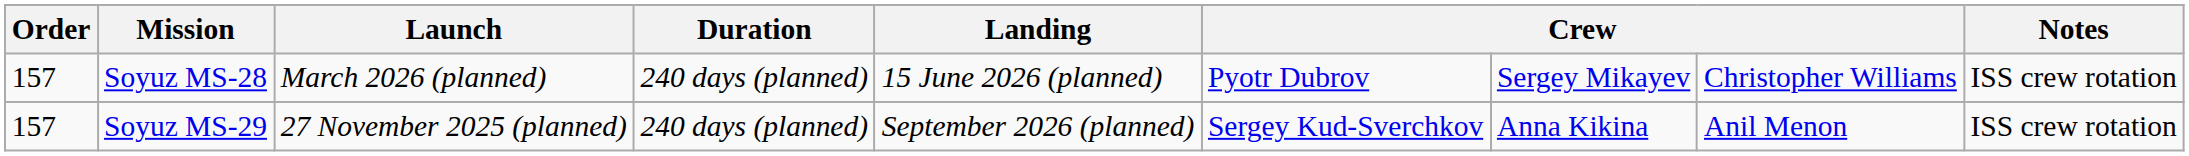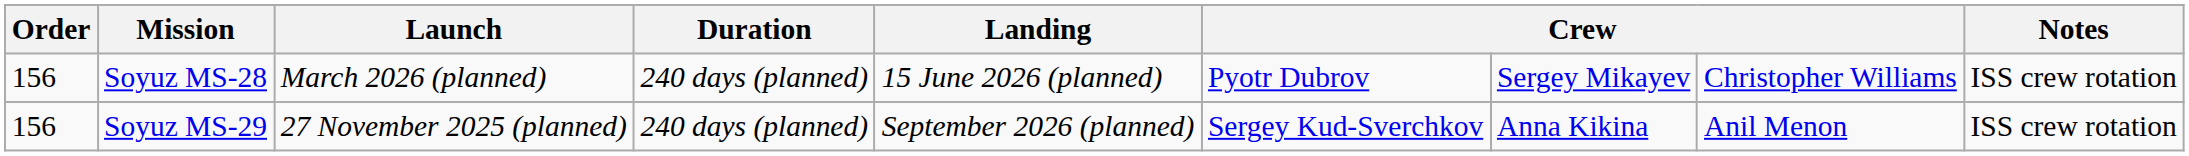(34, 77) 157 -> (34, 77) 156
(34, 126) 157 -> (34, 126) 156
